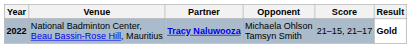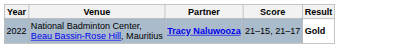- column: (279, 12)
(17, 31) bold -> (17, 31) normal
